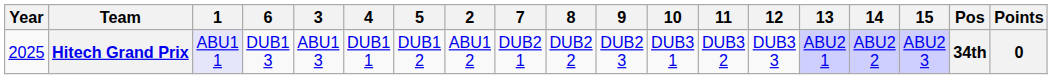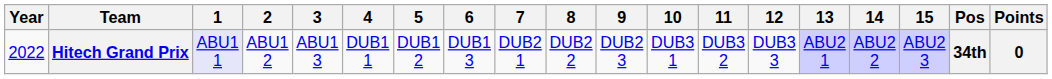columns swapped: (470, 17) <-> (268, 17)
(26, 51) 2025 -> (26, 51) 2022
